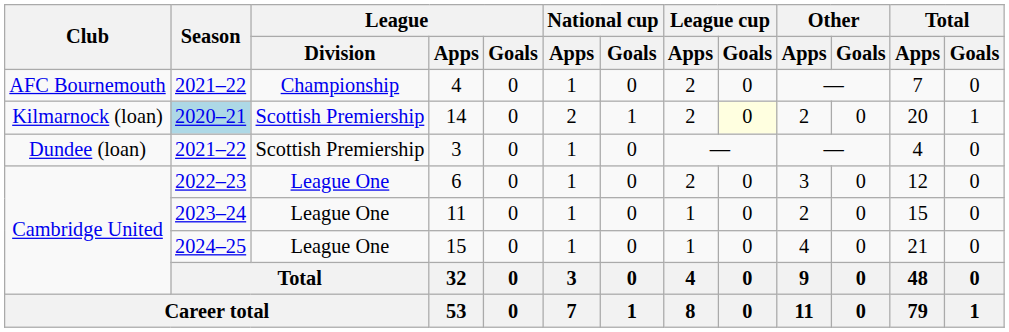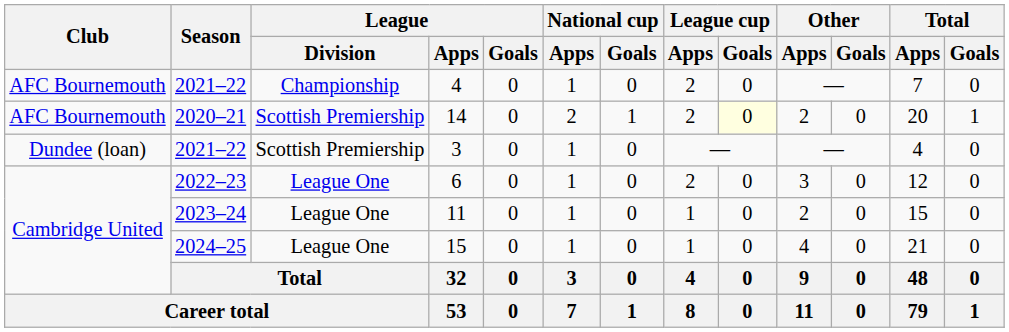(88, 117) Kilmarnock (loan) -> (88, 117) AFC Bournemouth
(211, 117) lightblue background -> (211, 117) no background
